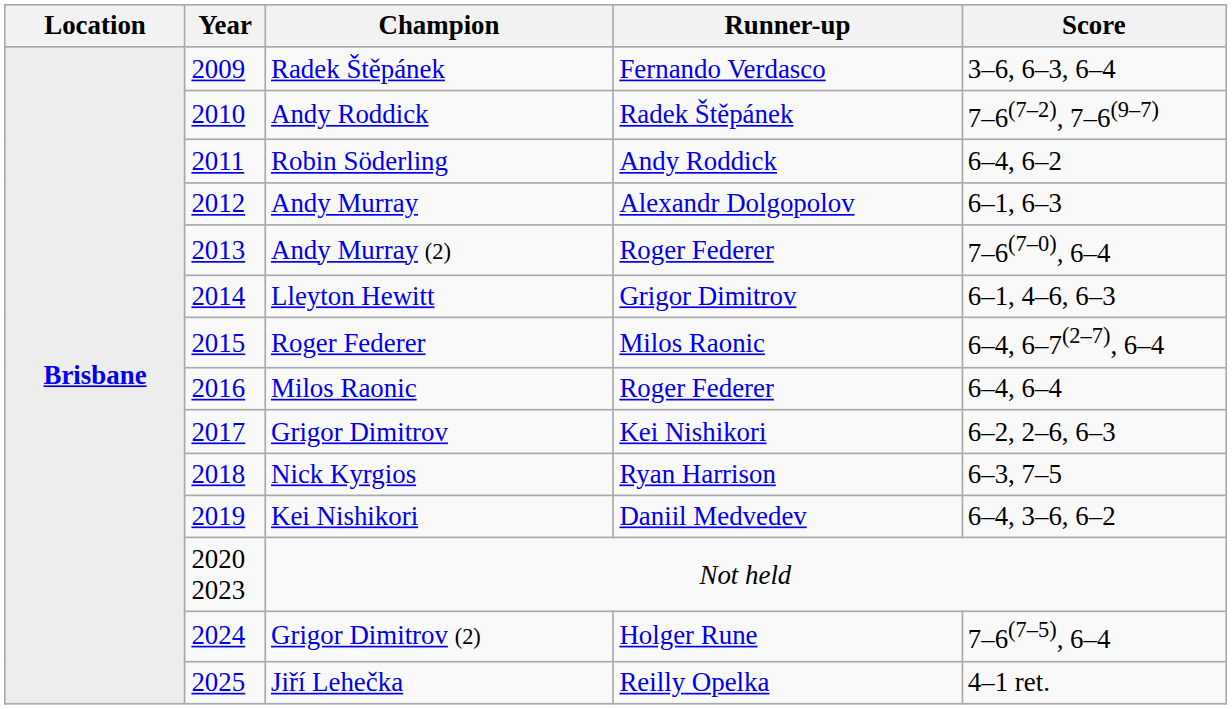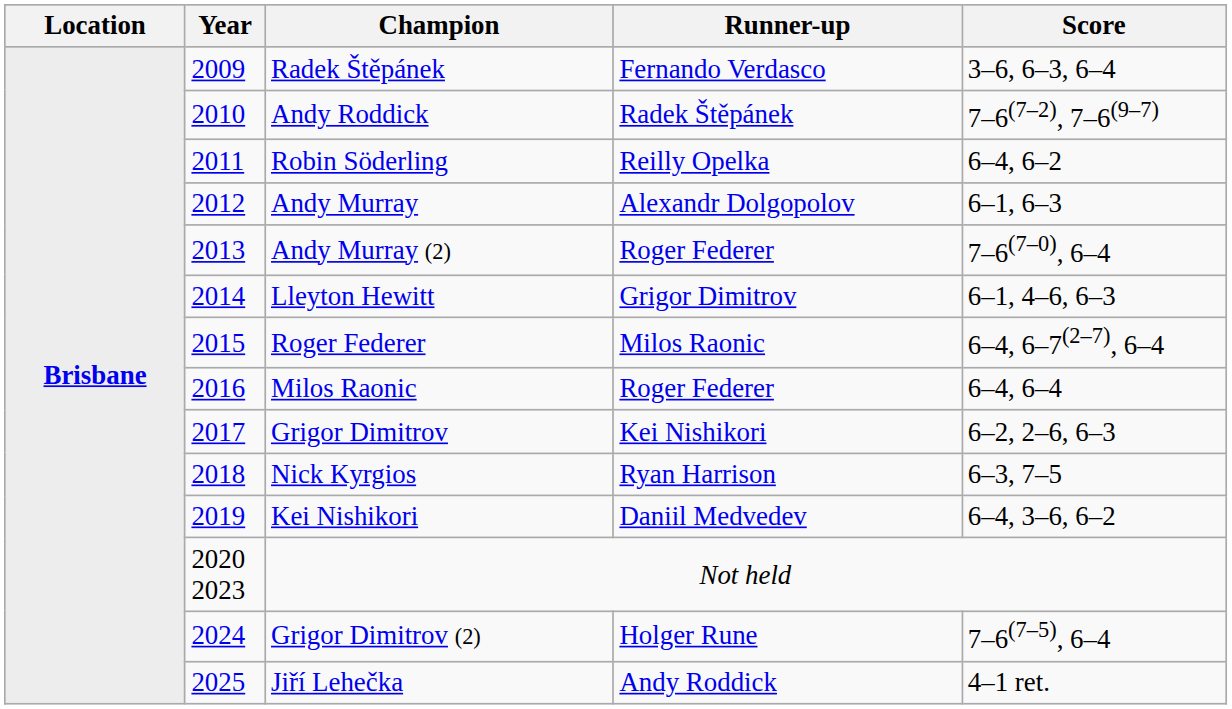(698, 160) Andy Roddick -> (694, 160) Reilly Opelka
(694, 681) Reilly Opelka -> (698, 681) Andy Roddick
